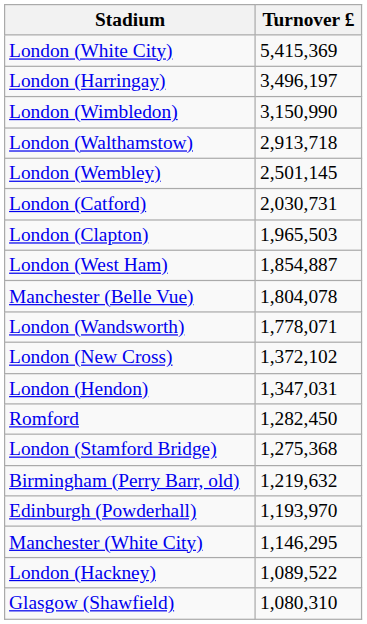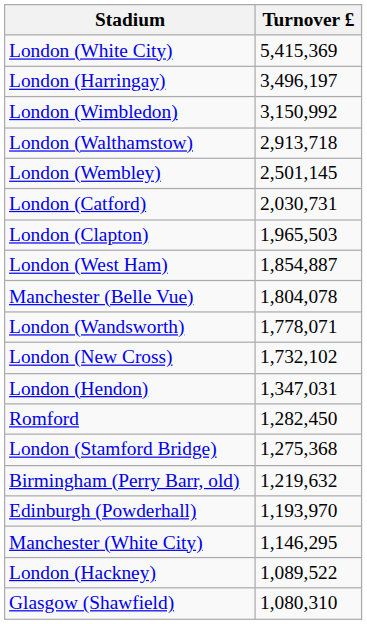(299, 111) 3,150,990 -> (299, 111) 3,150,992
(299, 357) 1,372,102 -> (299, 357) 1,732,102
